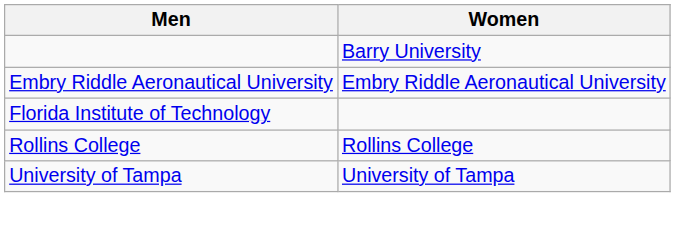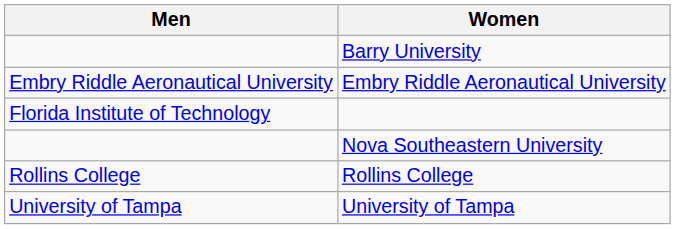+ row: (472, 144)
